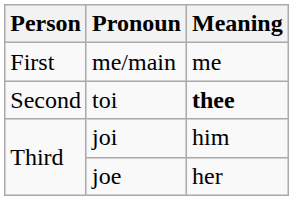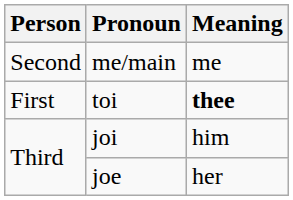(32, 61) First -> (46, 61) Second
(46, 99) Second -> (32, 99) First
